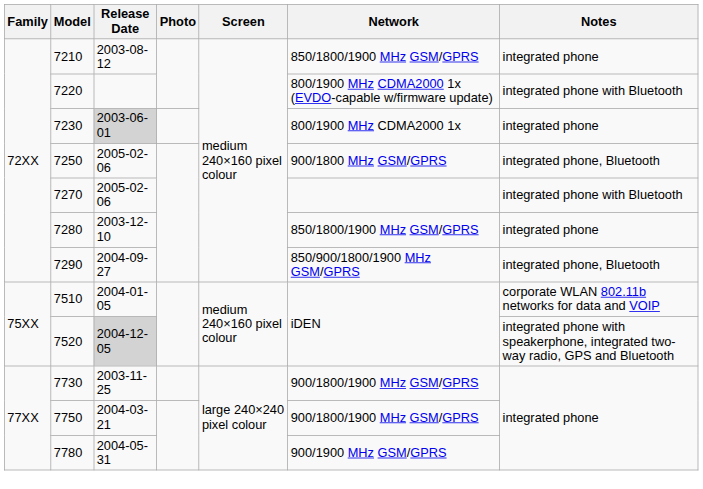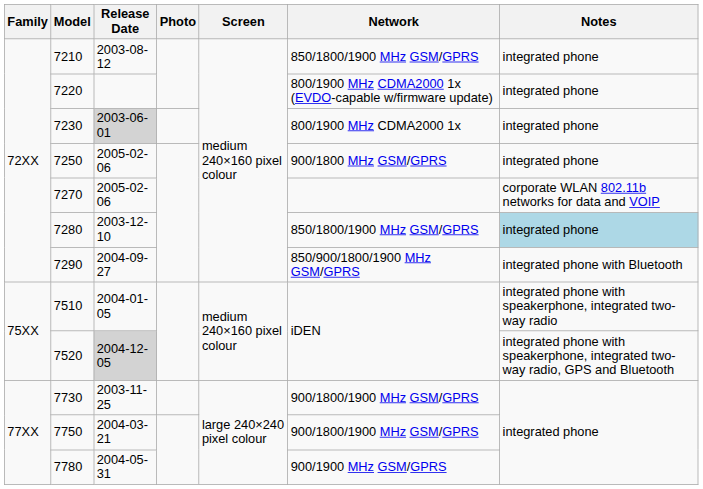(593, 91) integrated phone with Bluetooth -> (551, 91) integrated phone
(581, 160) integrated phone, Bluetooth -> (551, 160) integrated phone
(593, 195) integrated phone with Bluetooth -> (581, 195) corporate WLAN 802.11b networks for data and VOIP
(551, 230) no background -> (551, 230) lightblue background
(581, 264) integrated phone, Bluetooth -> (593, 264) integrated phone with Bluetooth
(581, 299) corporate WLAN 802.11b networks for data and VOIP -> (589, 306) integrated phone with speakerphone, integrated two-way radio
